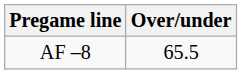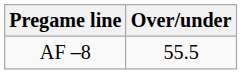(181, 52) 65.5 -> (181, 52) 55.5
